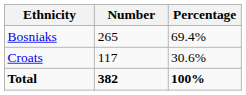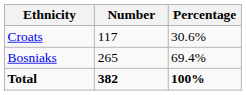rows swapped: (32, 36) <-> (25, 57)
